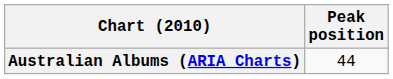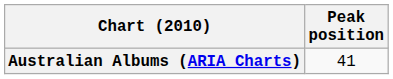(346, 61) 44 -> (346, 61) 41
